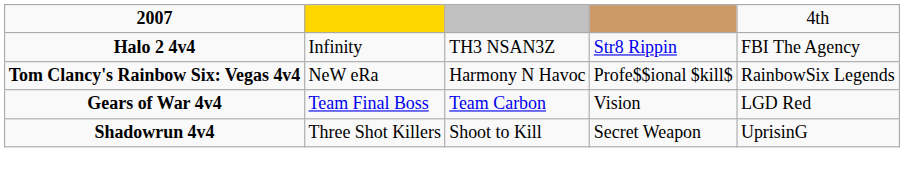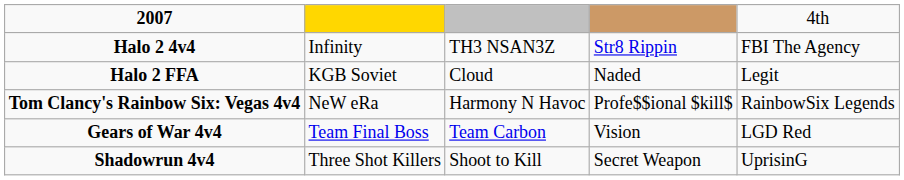+ row: (154, 75)
